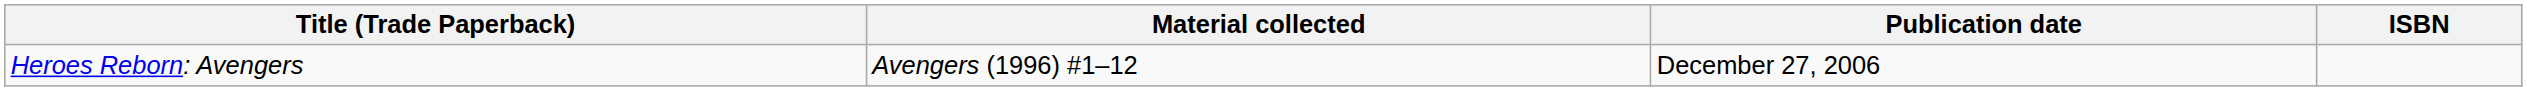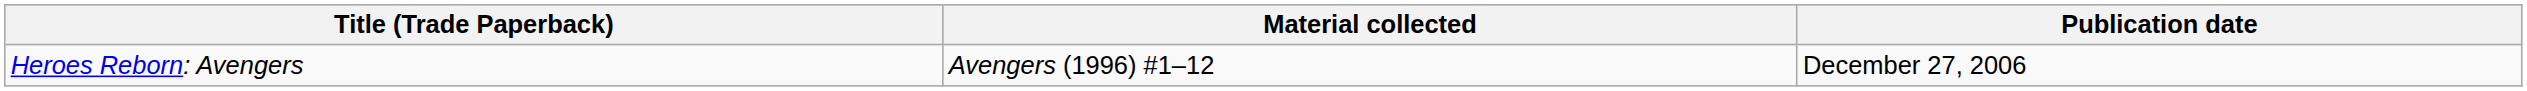- column: (2419, 24)
